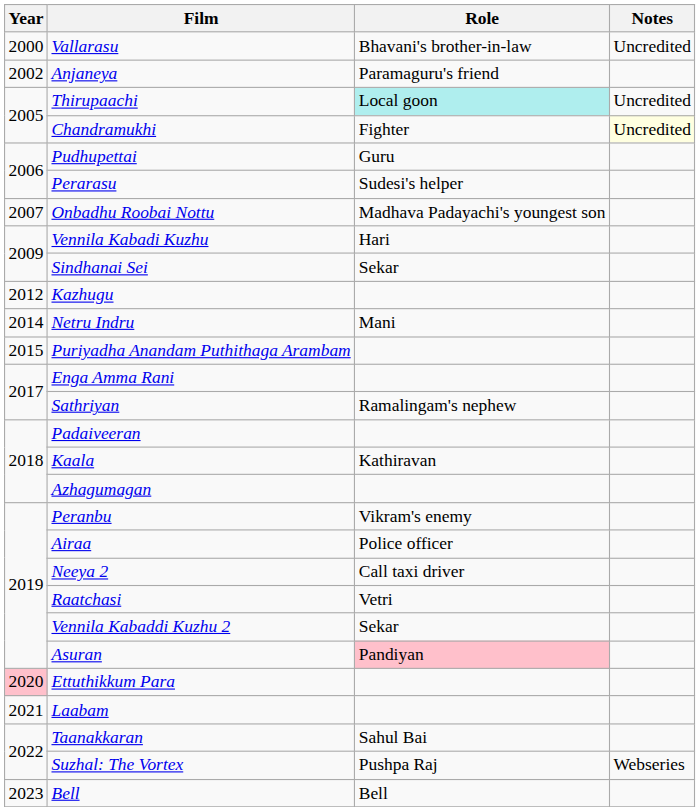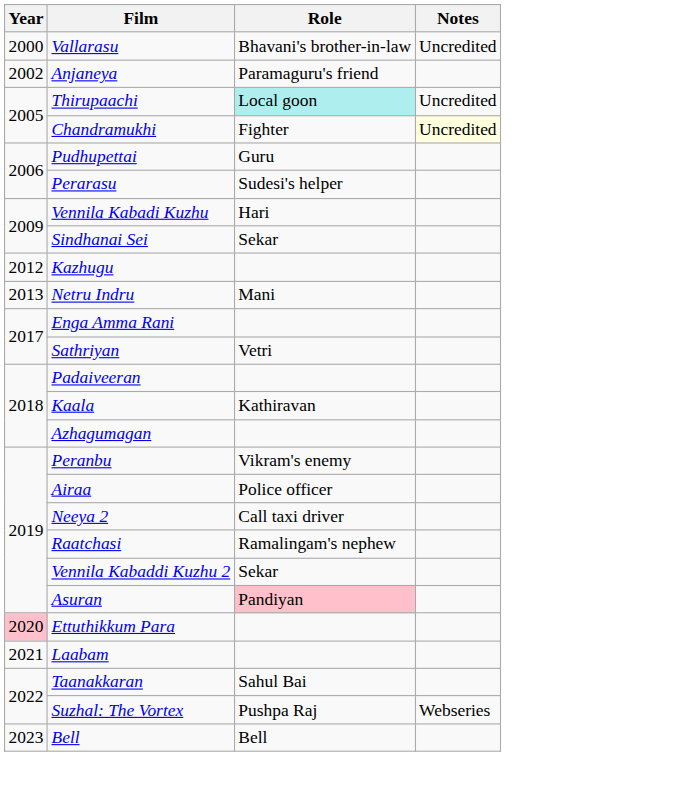- row: (133, 211)
(26, 322) 2014 -> (26, 294) 2013
- row: (201, 350)
(438, 405) Ramalingam's nephew -> (255, 350) Vetri
(376, 599) Vetri -> (317, 543) Ramalingam's nephew
